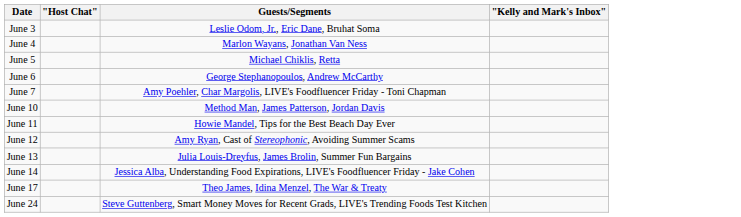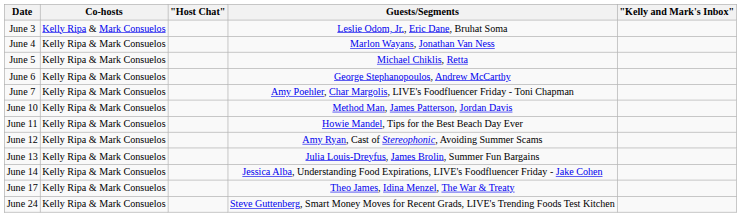+ column: (104, 12)
